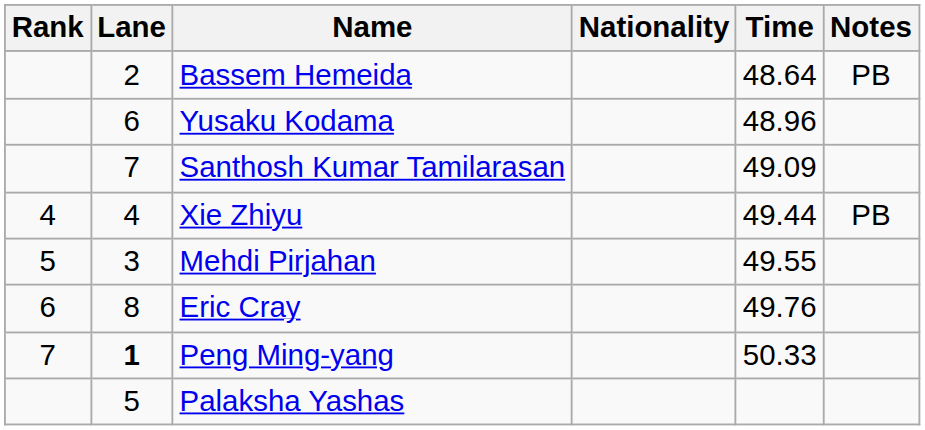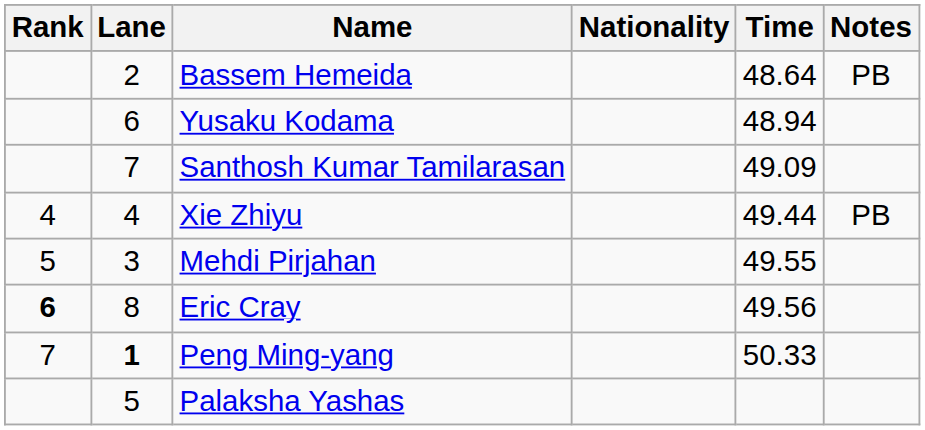(780, 121) 48.96 -> (780, 121) 48.94
(48, 307) normal -> (48, 307) bold
(780, 307) 49.76 -> (780, 307) 49.56
